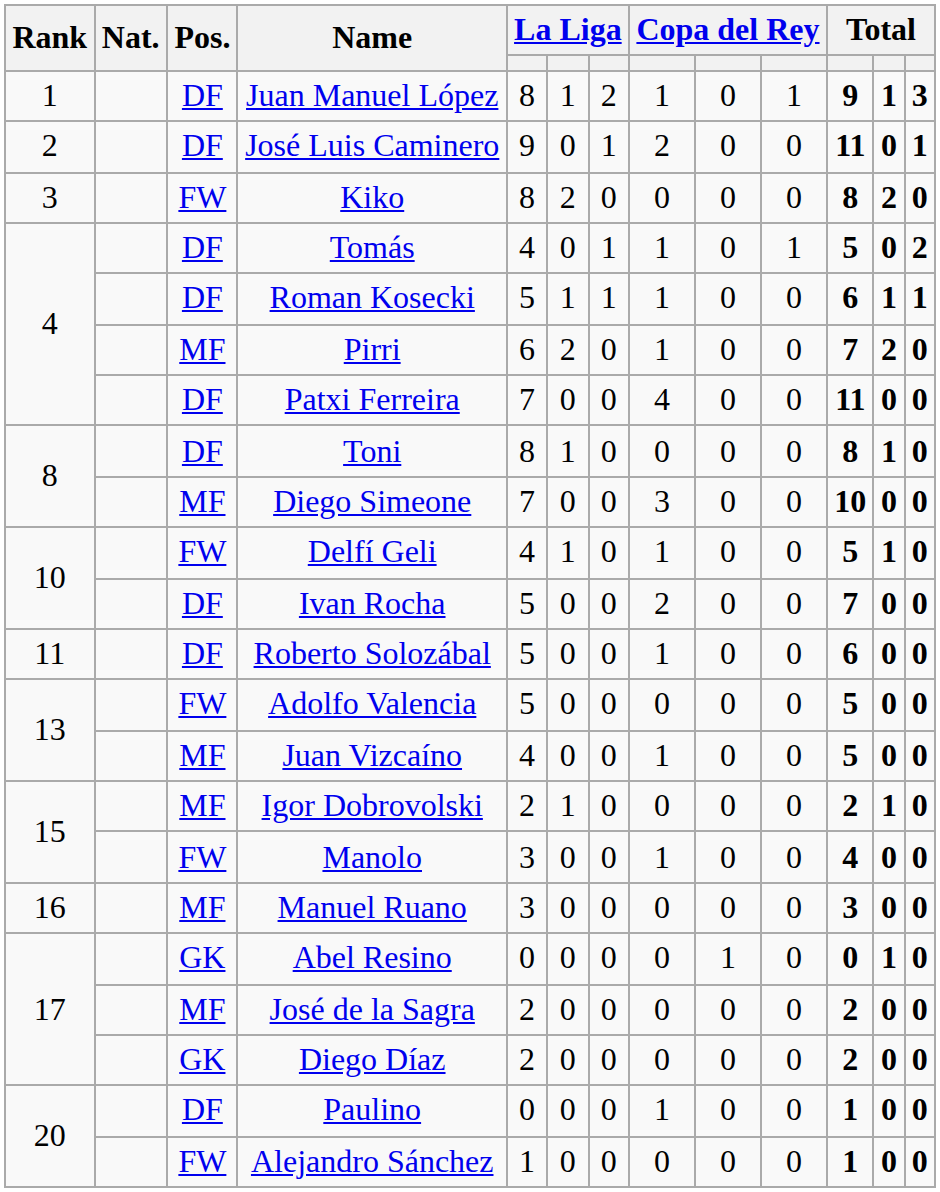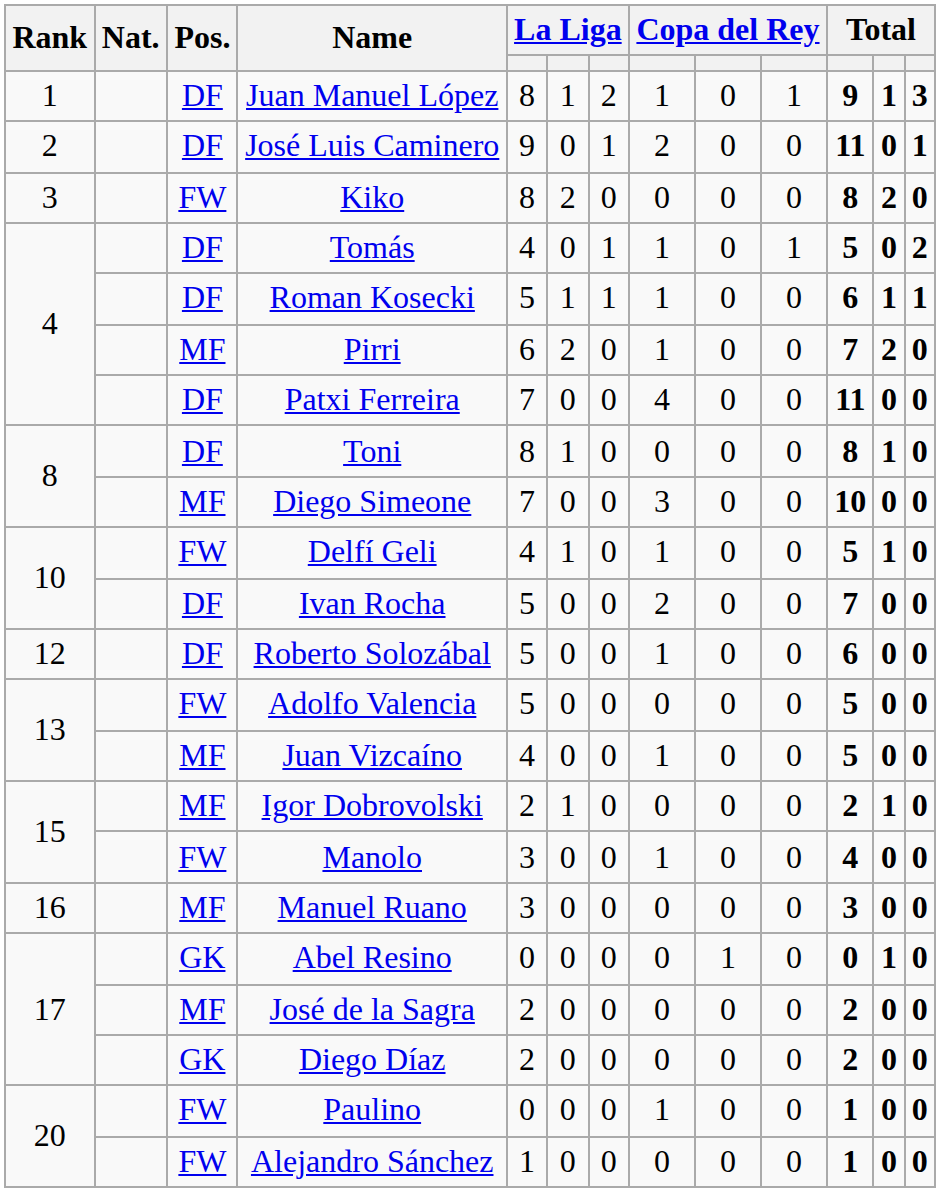(50, 653) 11 -> (50, 653) 12
(202, 1110) DF -> (202, 1110) FW
